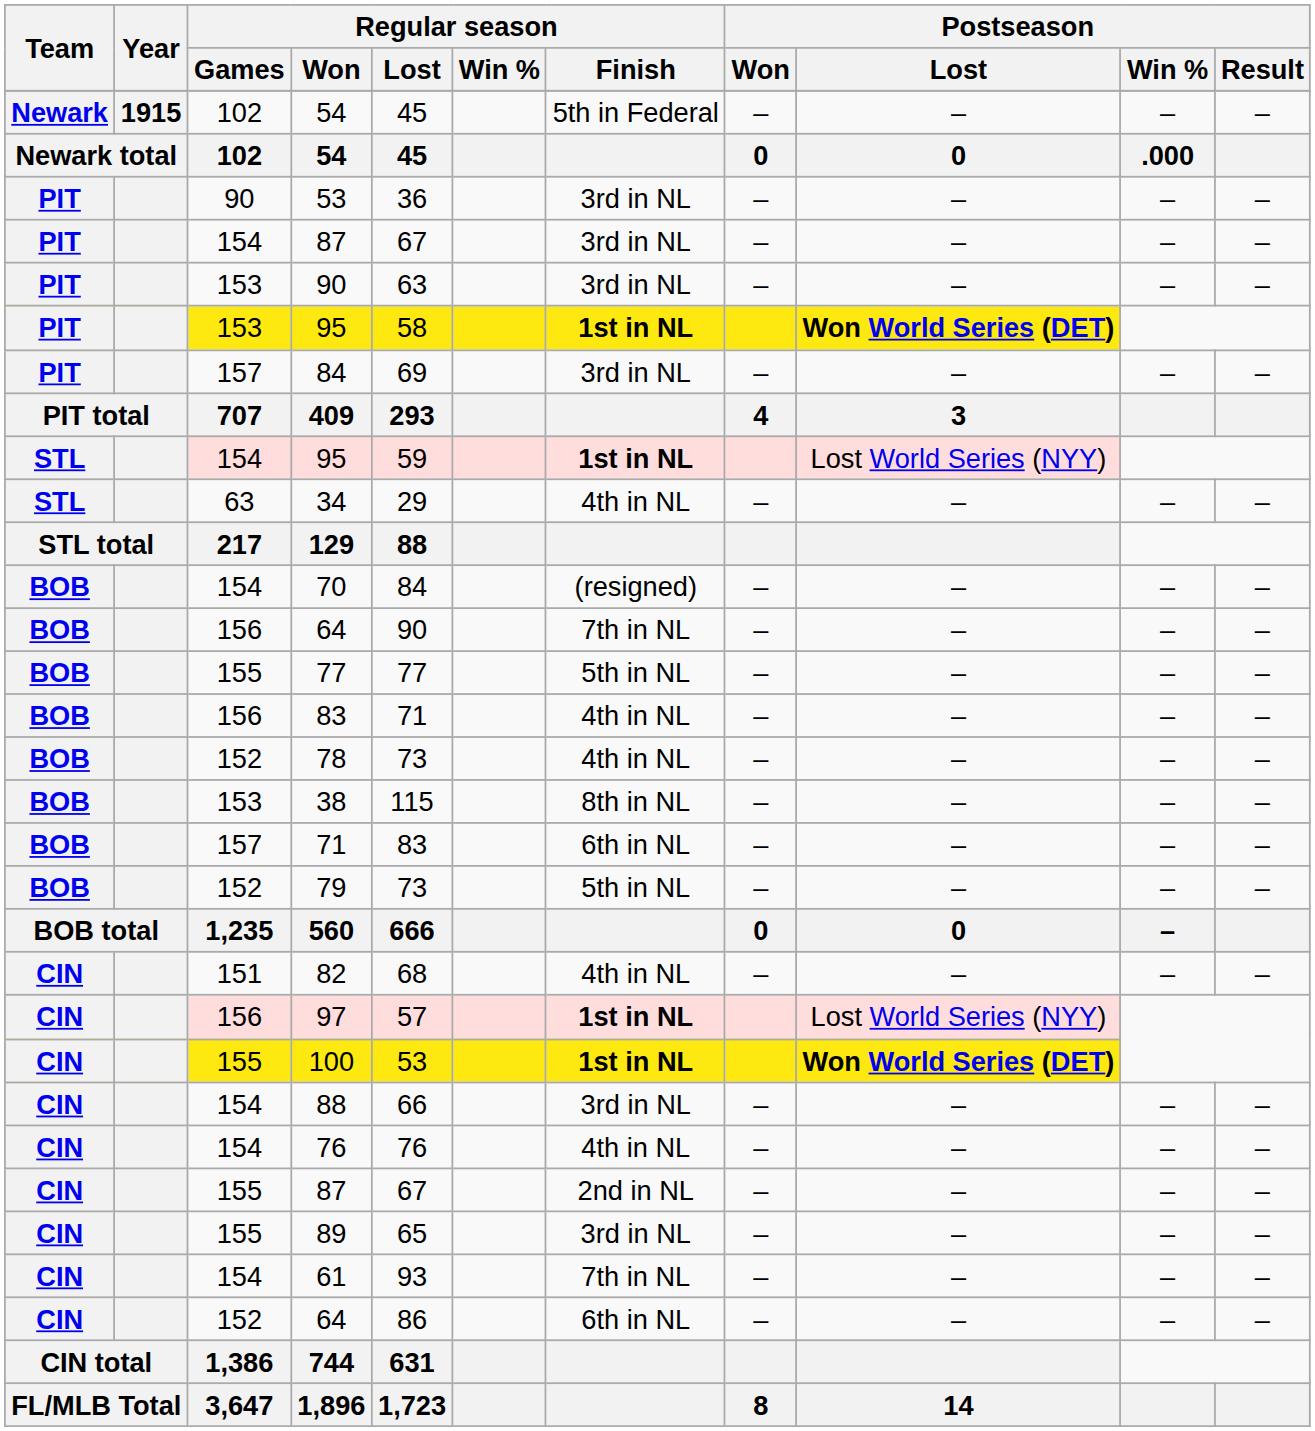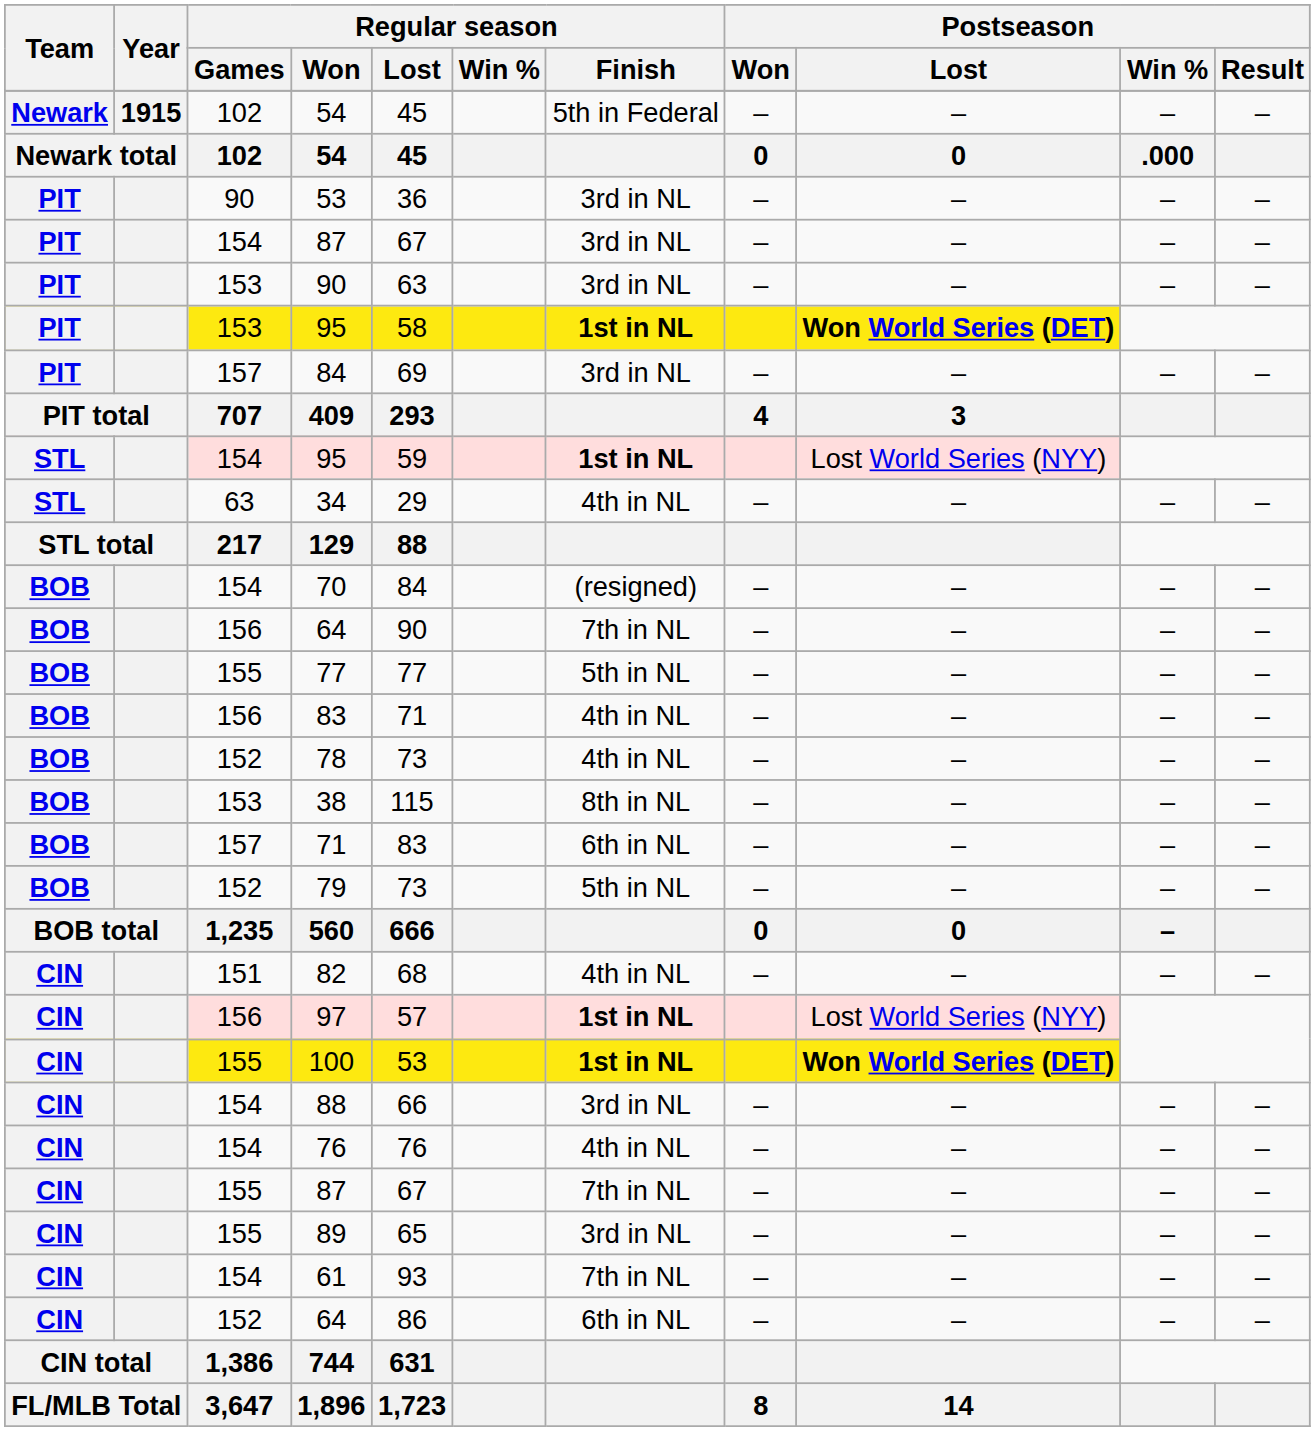(636, 1190) 2nd in NL -> (636, 1190) 7th in NL
